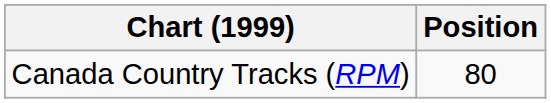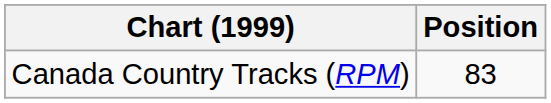(481, 73) 80 -> (481, 73) 83
